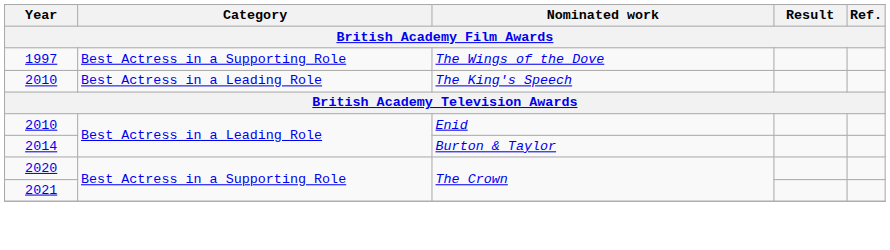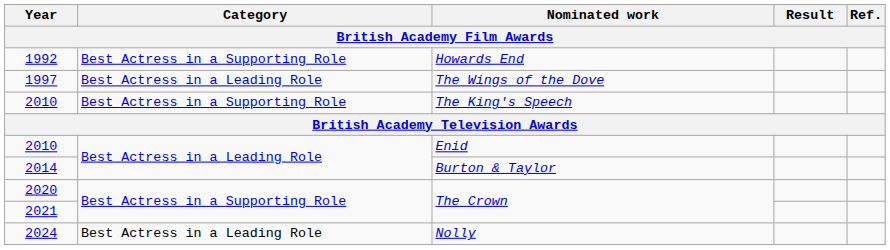+ row: (41, 59)
(214, 59) Best Actress in a Supporting Role -> (202, 81) Best Actress in a Leading Role
(202, 81) Best Actress in a Leading Role -> (214, 103) Best Actress in a Supporting Role
+ row: (41, 234)
